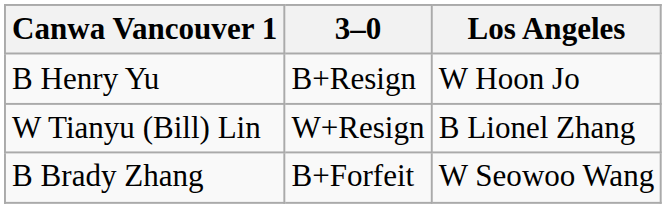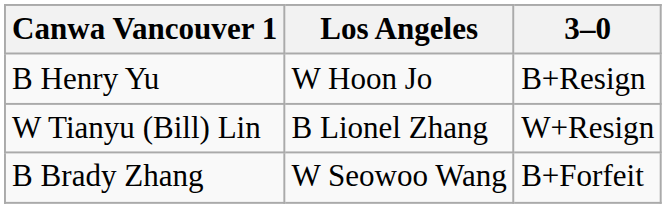columns swapped: (358, 29) <-> (547, 29)
